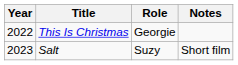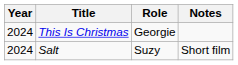(20, 32) 2022 -> (20, 32) 2024
(20, 50) 2023 -> (20, 50) 2024
